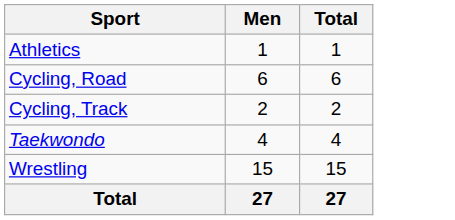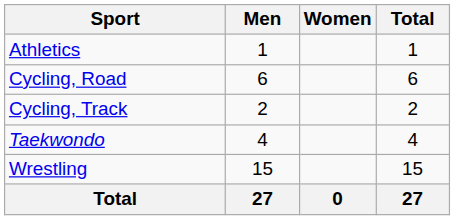+ column: (338, 19)
